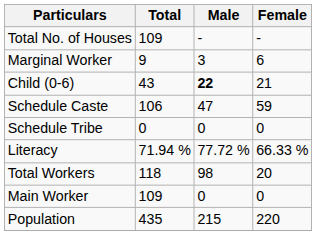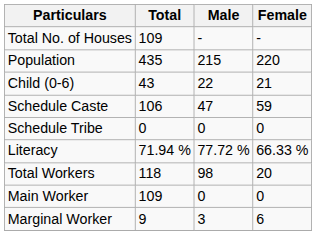rows swapped: (41, 219) <-> (60, 60)
(205, 83) bold -> (205, 83) normal
